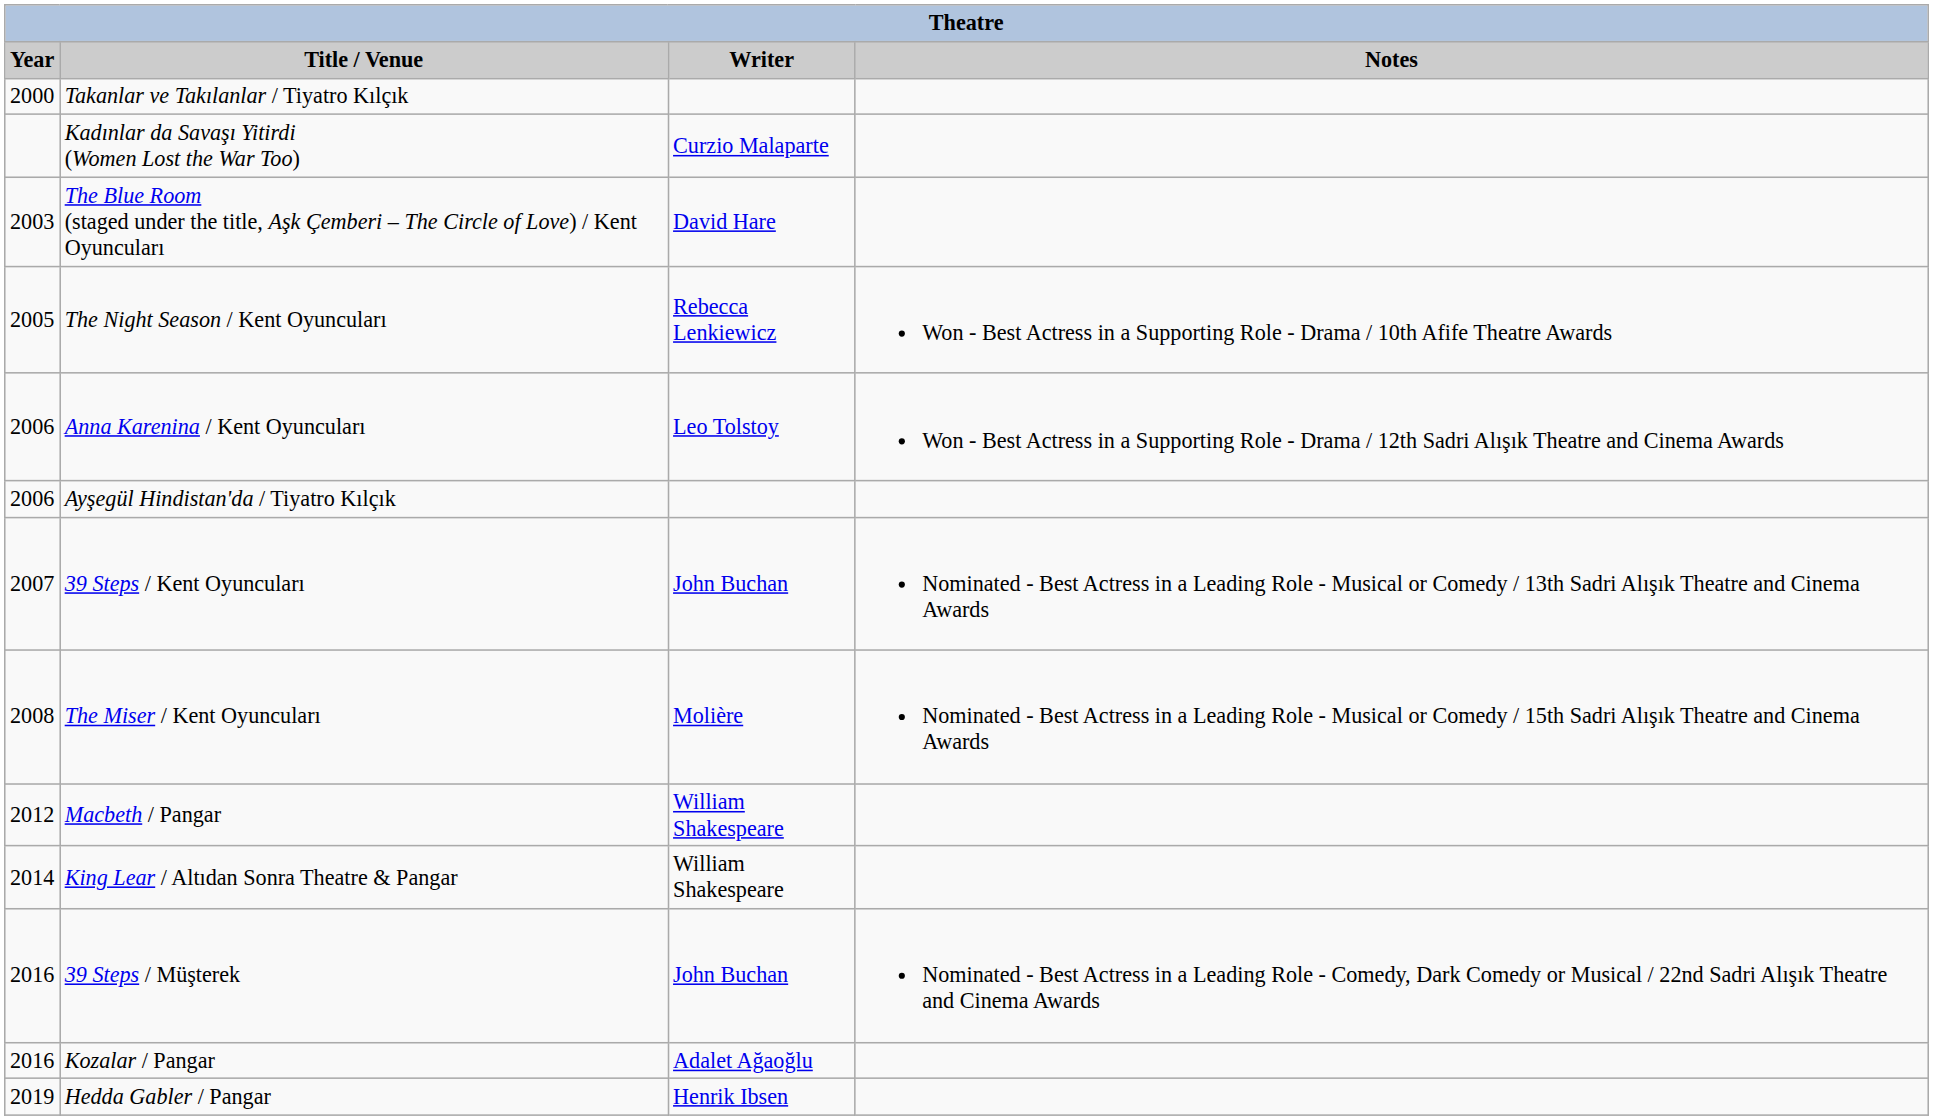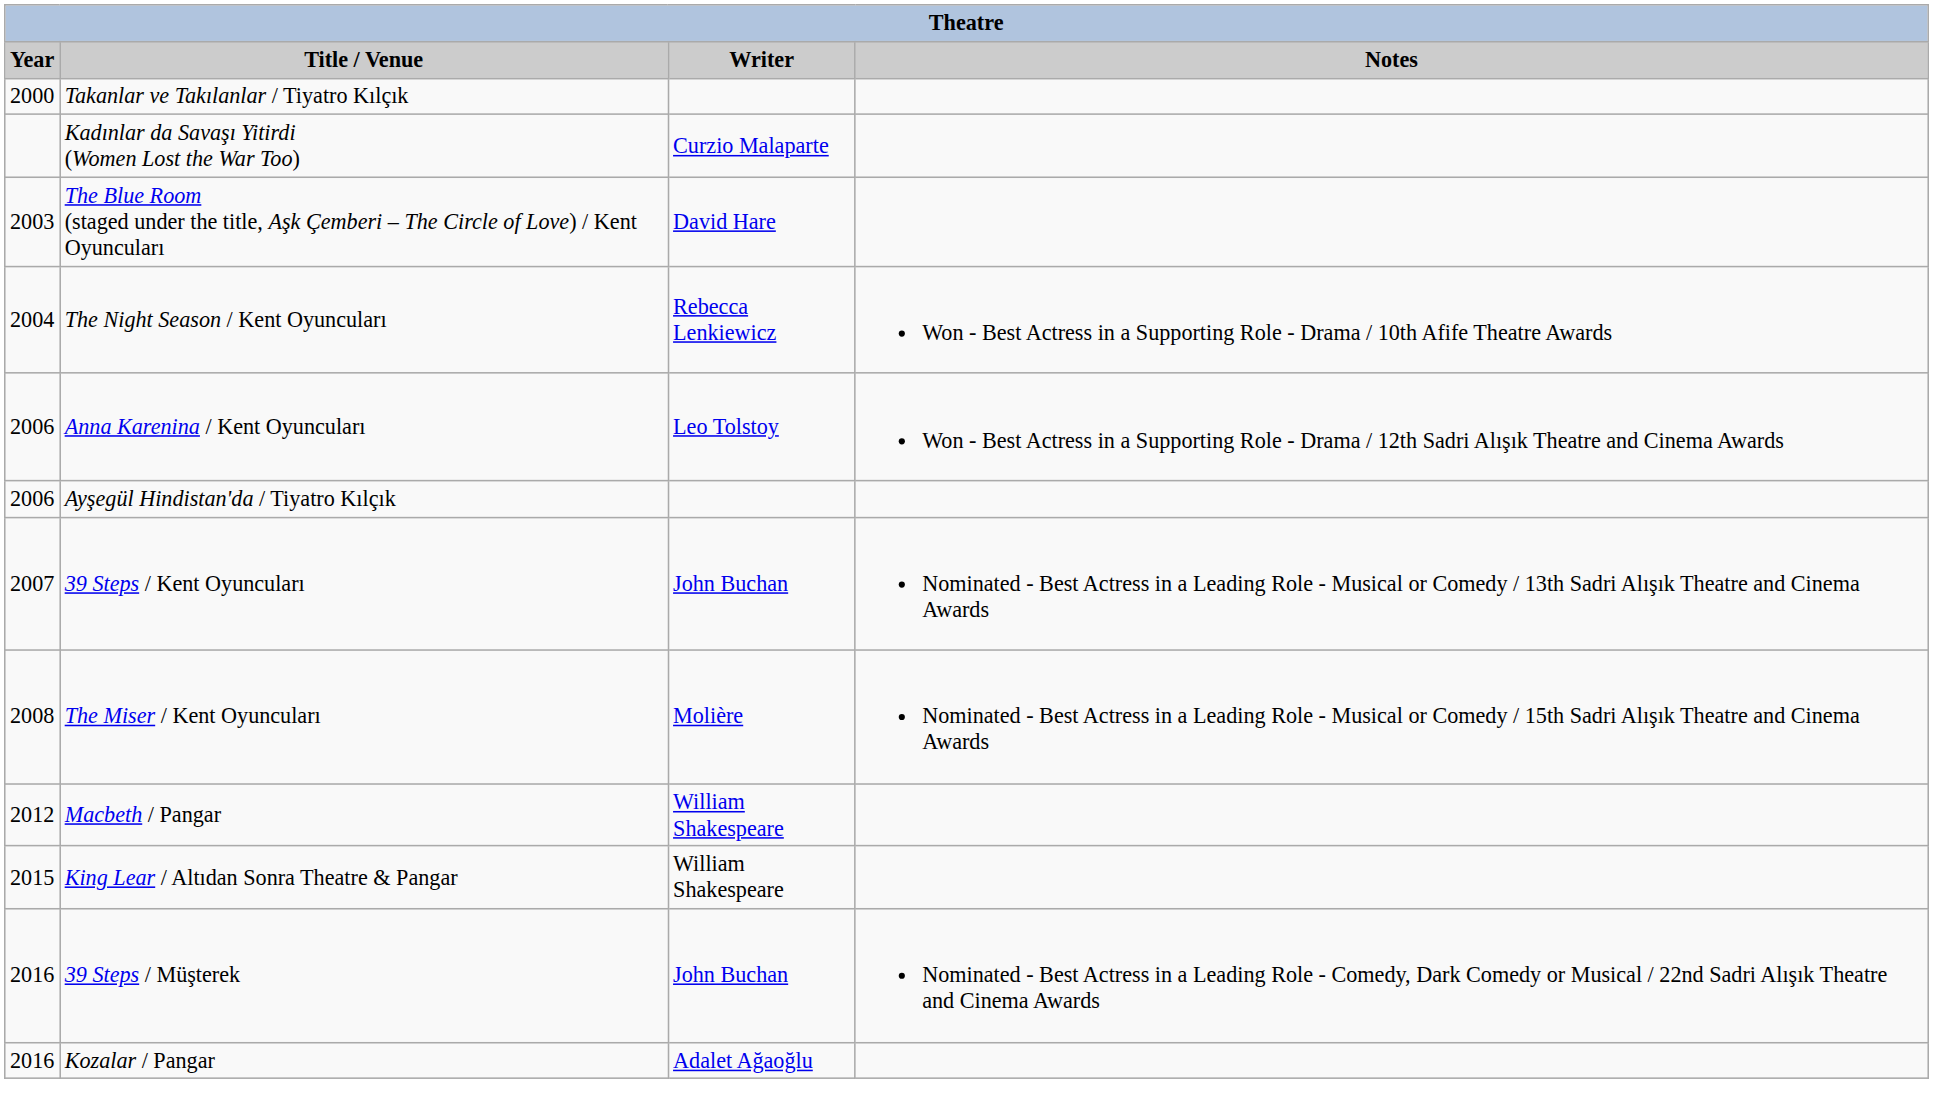(32, 319) 2005 -> (32, 319) 2004
(32, 877) 2014 -> (32, 877) 2015
- row: (168, 1097)
